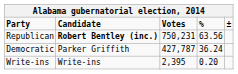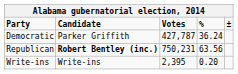rows swapped: (30, 37) <-> (30, 50)
